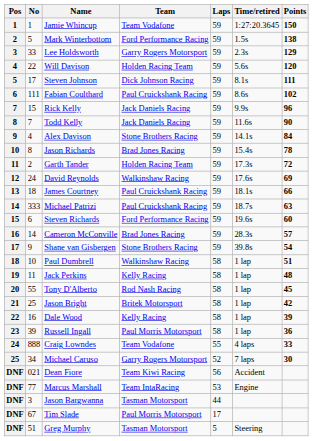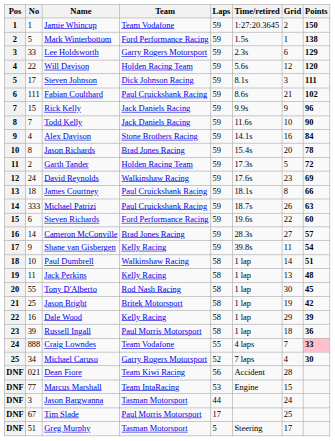+ column: (292, 11)
(160, 247) Stone Brothers Racing -> (144, 247) Kelly Racing
(288, 344) no background -> (309, 344) pink background
